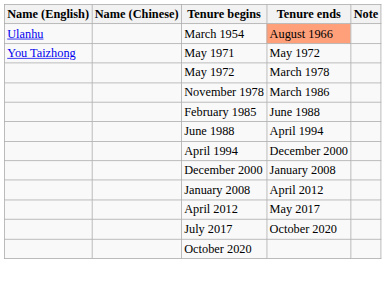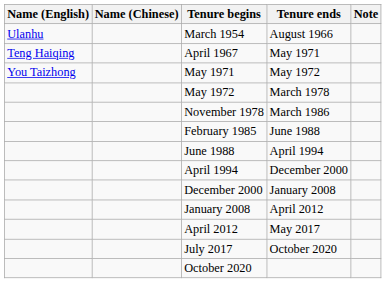(301, 33) lightsalmon background -> (301, 33) no background
+ row: (211, 53)
